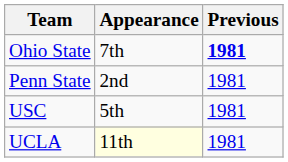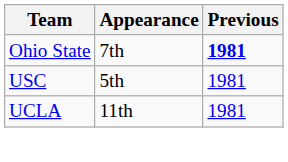- row: (50, 80)
(116, 141) lightyellow background -> (116, 111) no background
